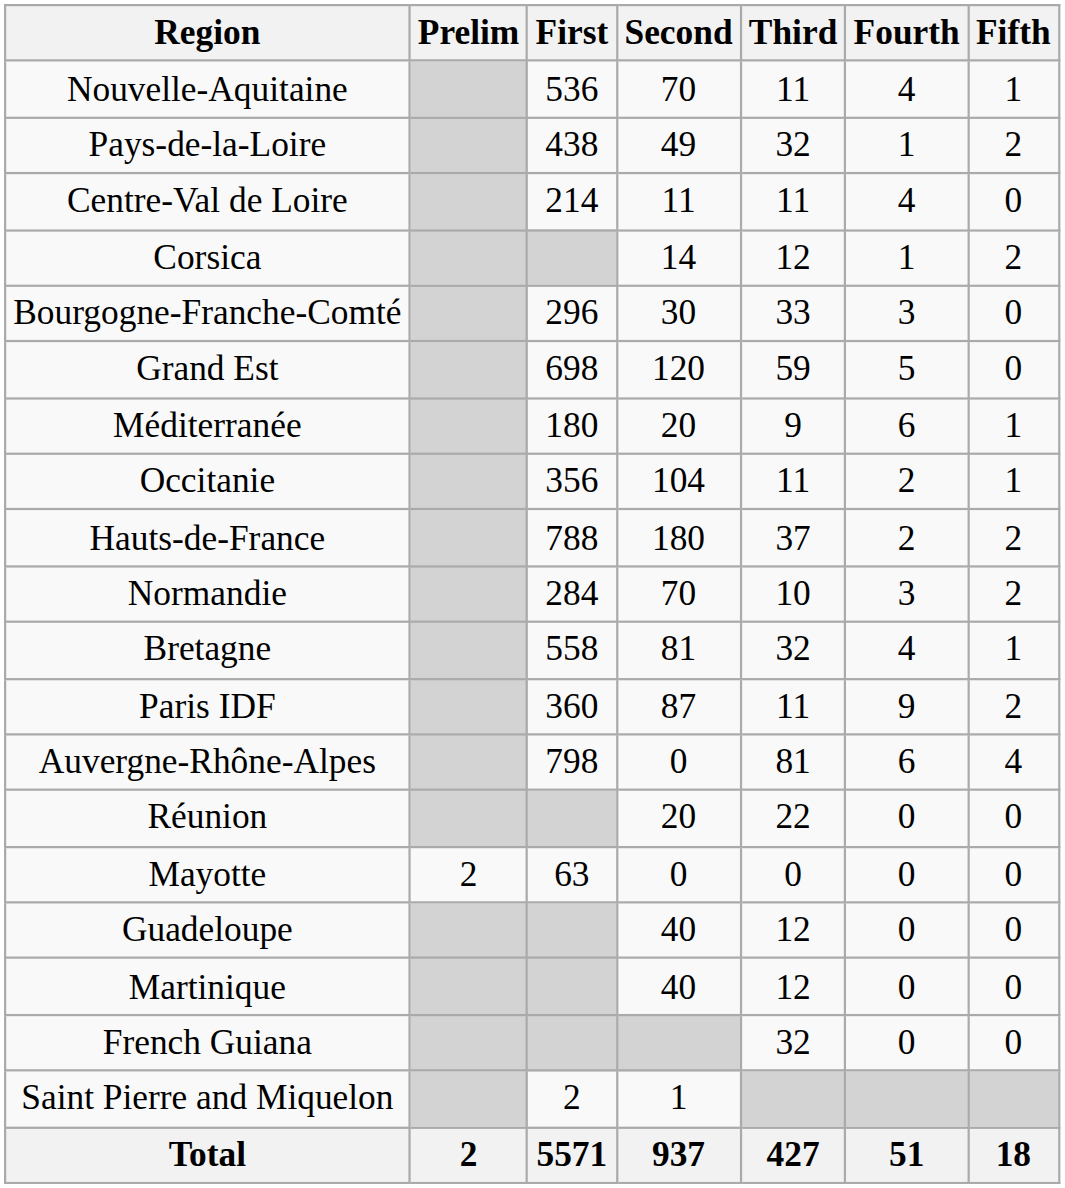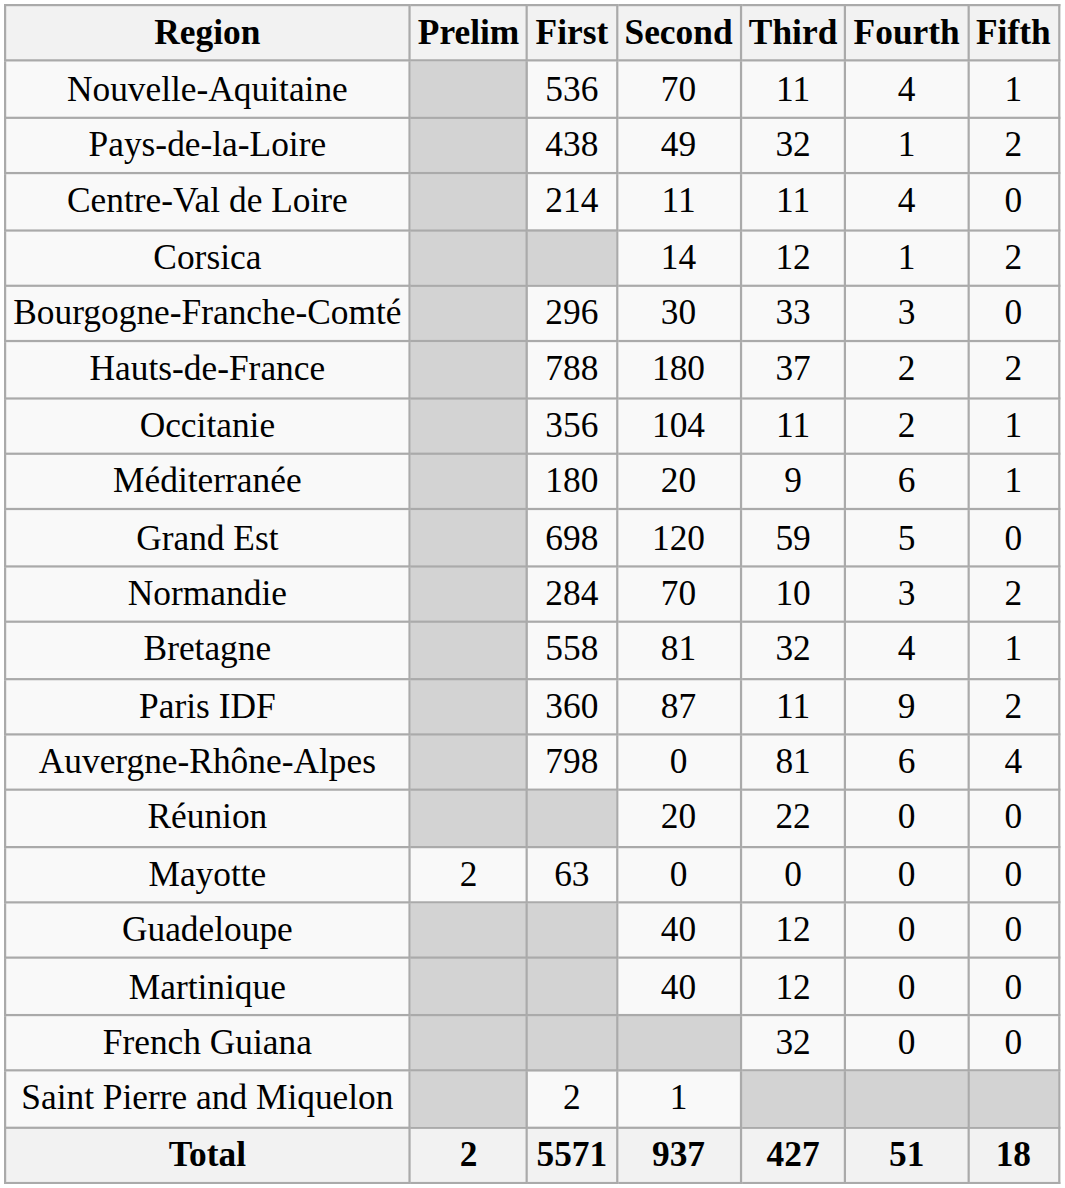rows swapped: (207, 369) <-> (207, 537)
rows swapped: (207, 425) <-> (207, 481)
